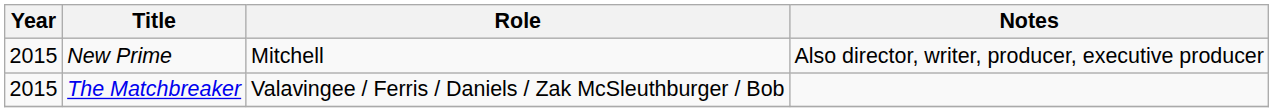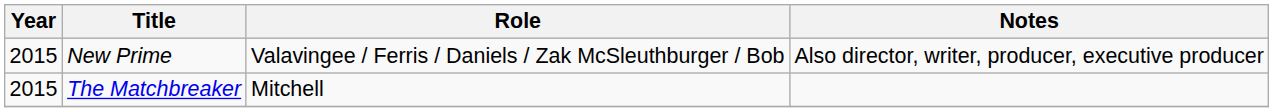(287, 55) Mitchell -> (518, 55) Valavingee / Ferris / Daniels / Zak McSleuthburger / Bob
(518, 89) Valavingee / Ferris / Daniels / Zak McSleuthburger / Bob -> (287, 89) Mitchell
